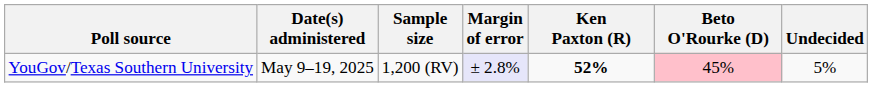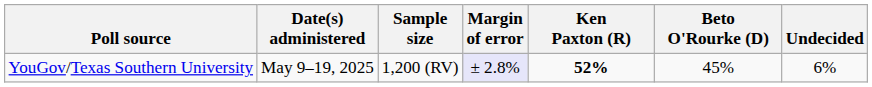(718, 67) pink background -> (718, 67) no background
(825, 67) 5% -> (825, 67) 6%
